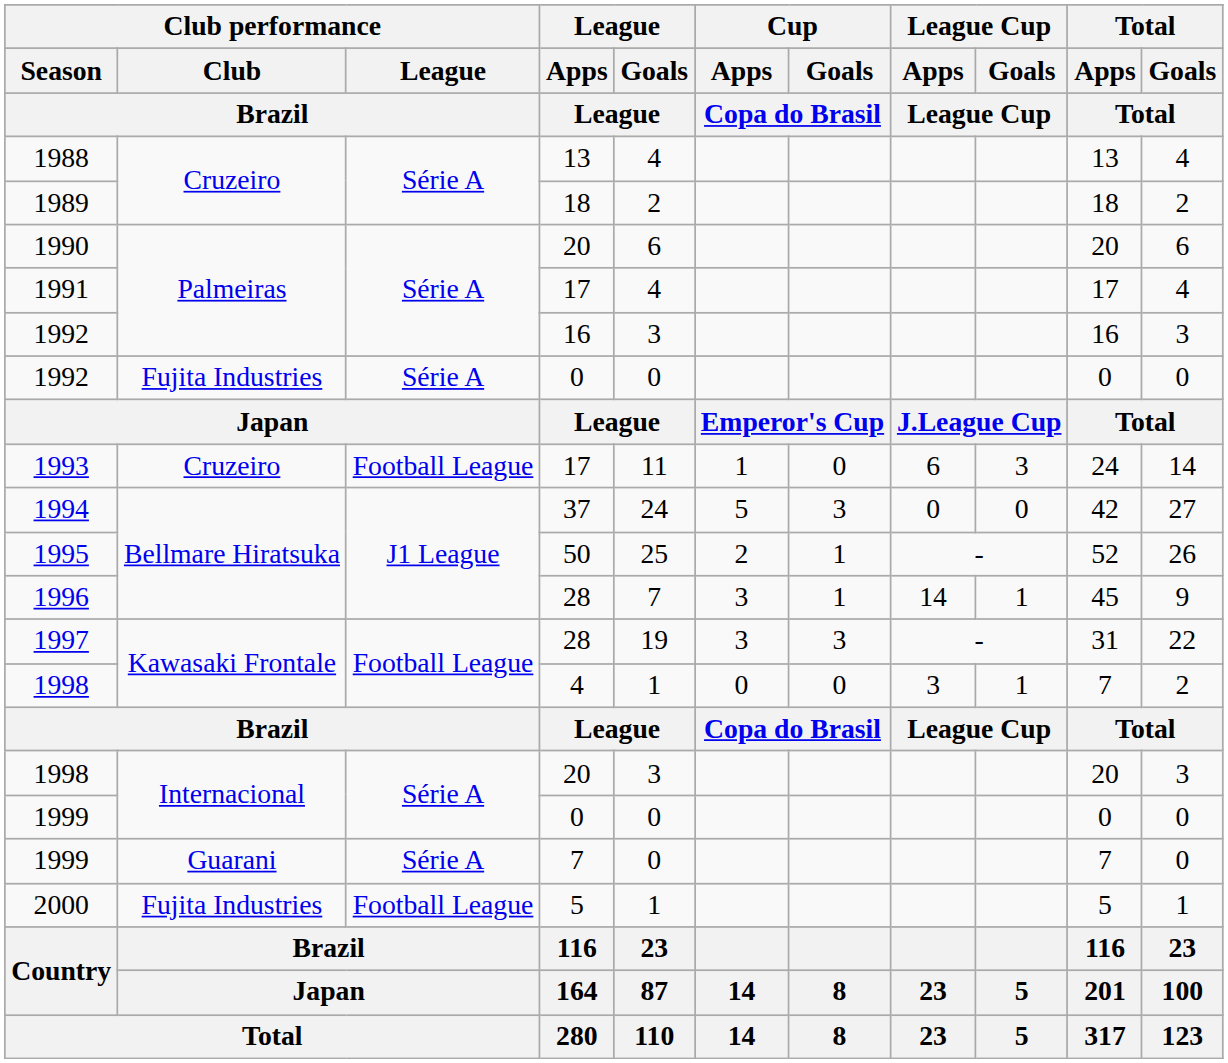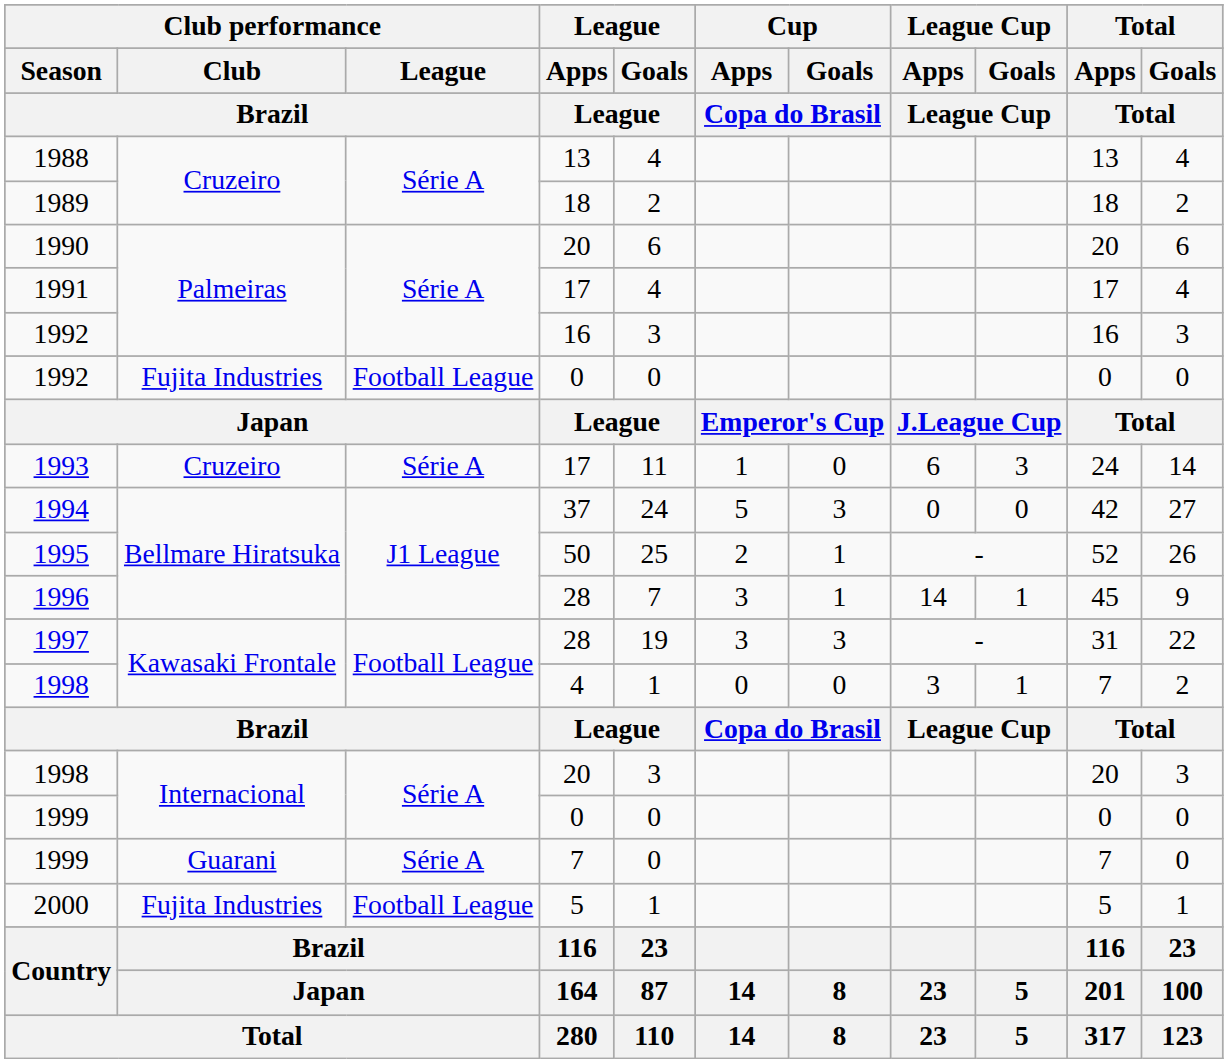(443, 377) Série A -> (443, 377) Football League
(443, 465) Football League -> (443, 465) Série A
